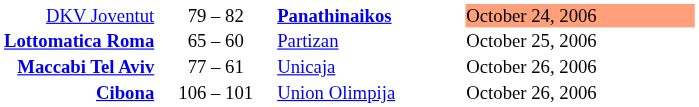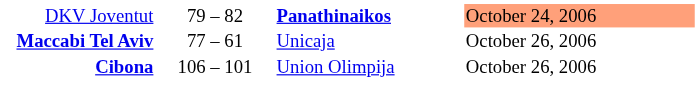- row: (79, 41)
